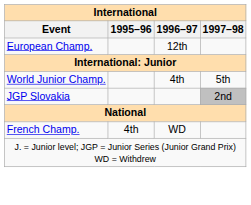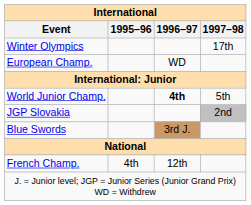+ row: (45, 46)
(177, 46) 12th -> (177, 63) WD
(177, 79) normal -> (177, 96) bold
+ row: (36, 130)
(177, 130) WD -> (177, 163) 12th
